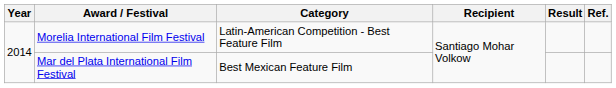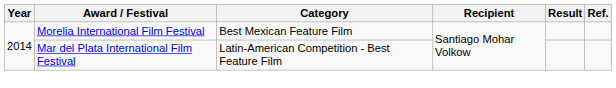(304, 37) Latin-American Competition - Best Feature Film -> (286, 31) Best Mexican Feature Film
(286, 67) Best Mexican Feature Film -> (304, 55) Latin-American Competition - Best Feature Film
